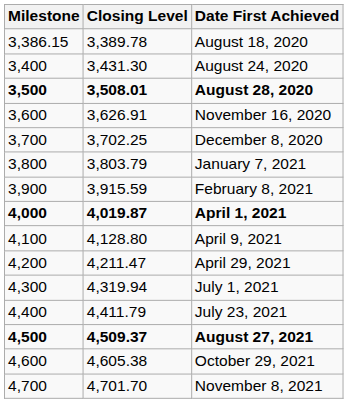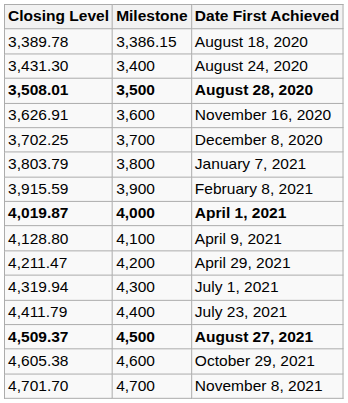columns swapped: (44, 16) <-> (137, 16)
